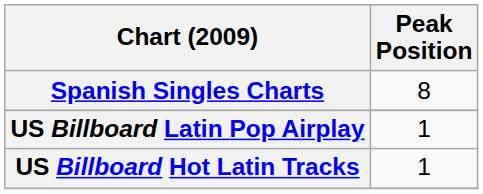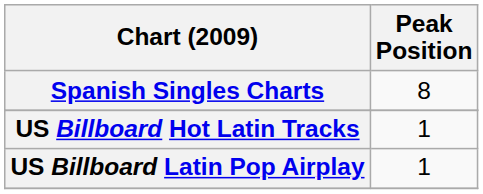rows swapped: (187, 167) <-> (187, 129)
